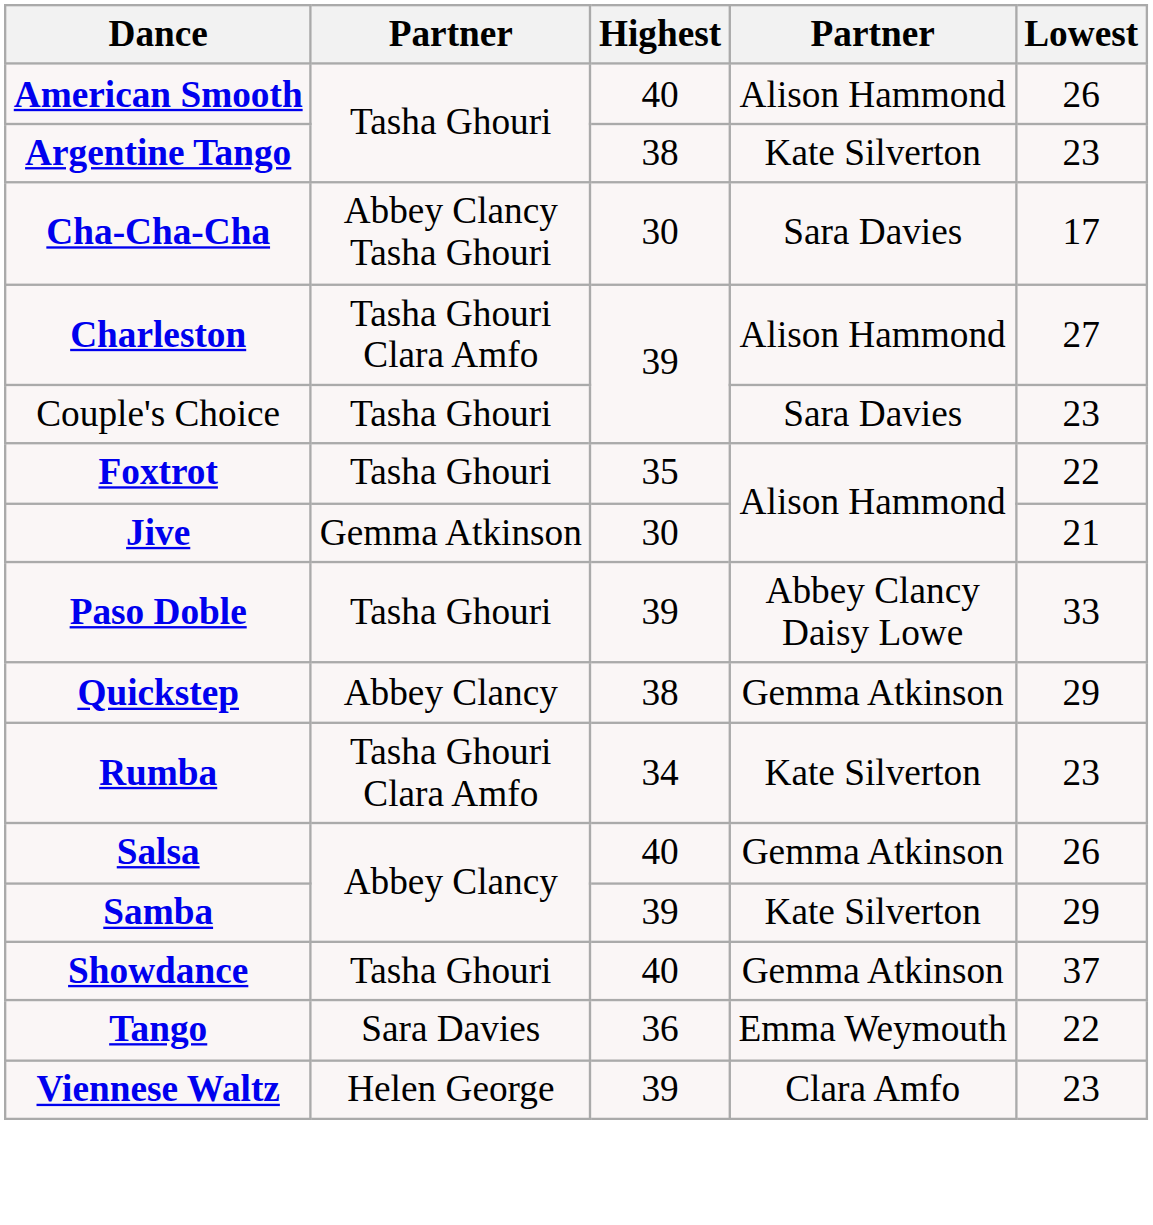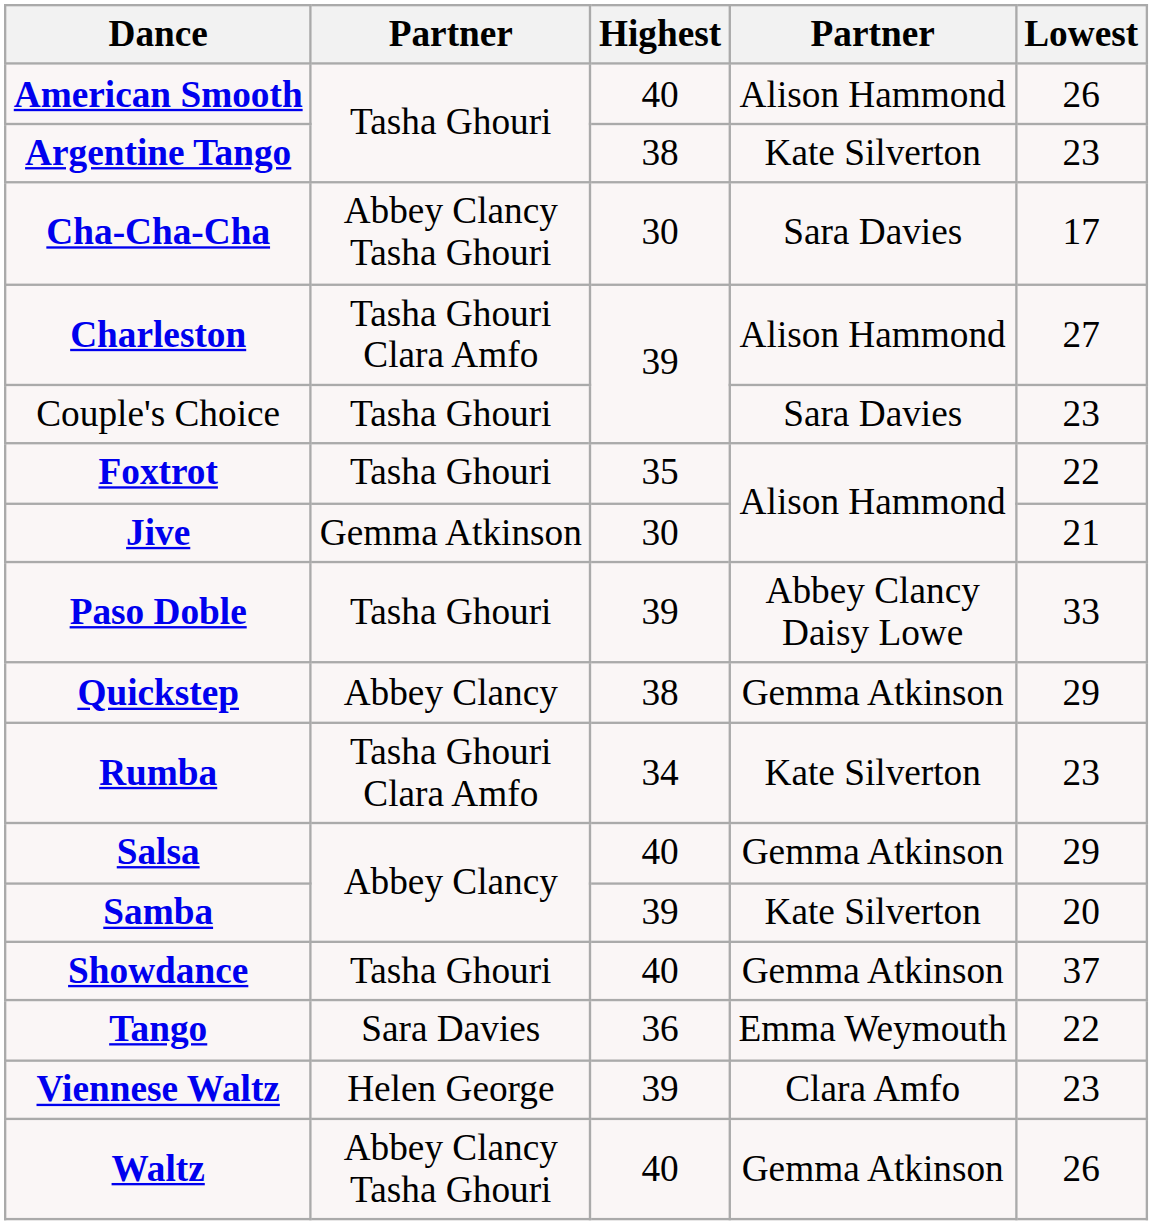(1081, 852) 26 -> (1081, 852) 29
(1081, 911) 29 -> (1081, 911) 20
+ row: (158, 1168)
